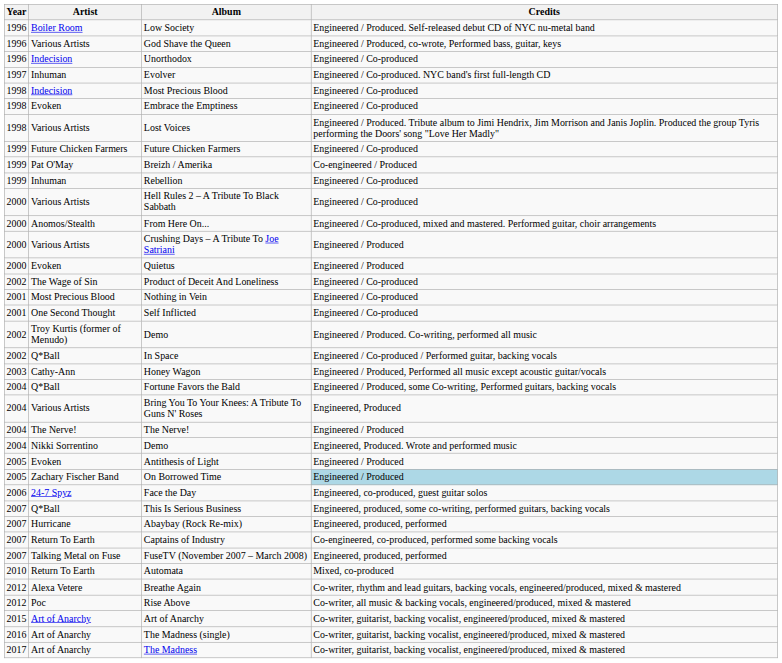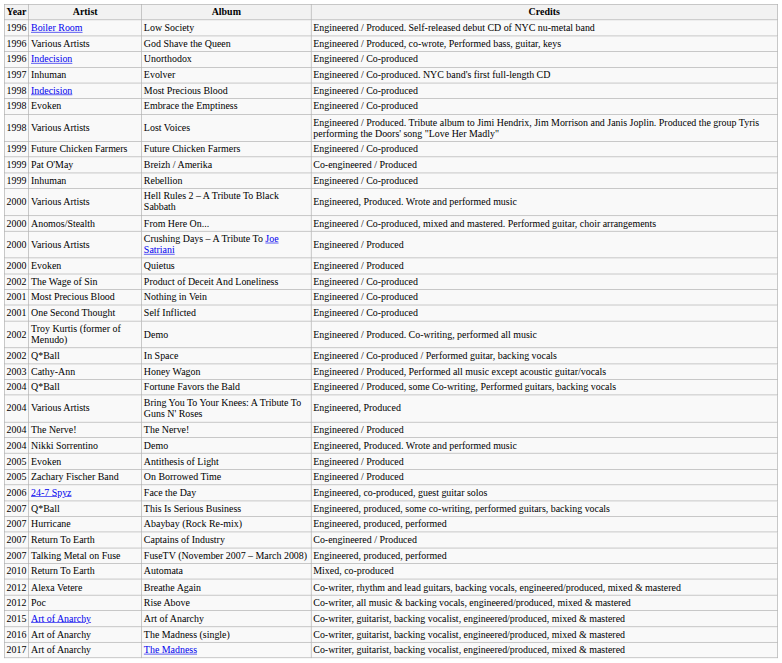(366, 202) Engineered / Co-produced -> (415, 202) Engineered, Produced. Wrote and performed music
(358, 477) lightblue background -> (358, 477) no background
(435, 540) Co-engineered, co-produced, performed some backing vocals -> (365, 540) Co-engineered / Produced
